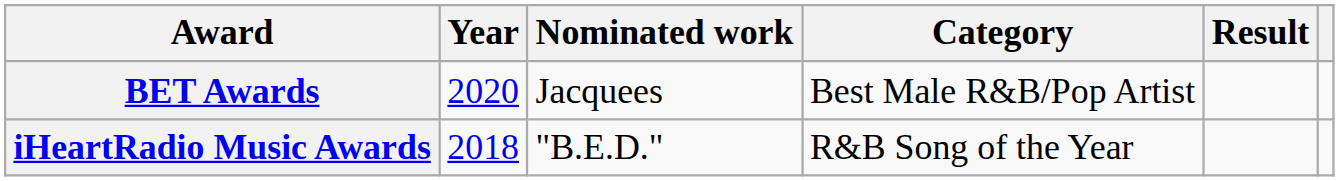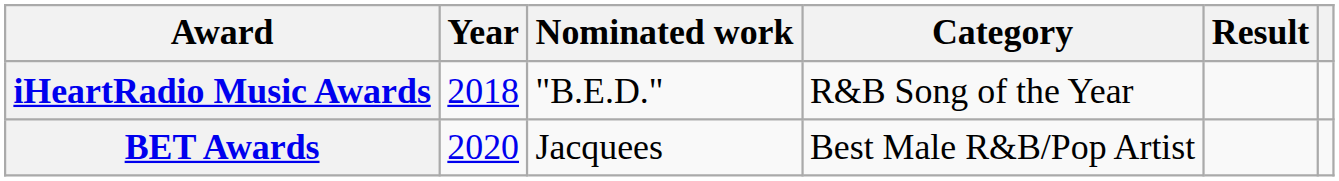rows swapped: (222, 146) <-> (222, 89)
